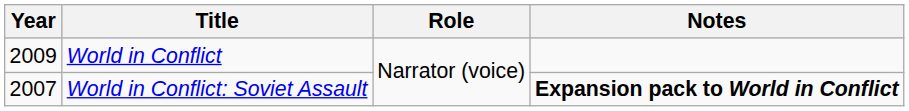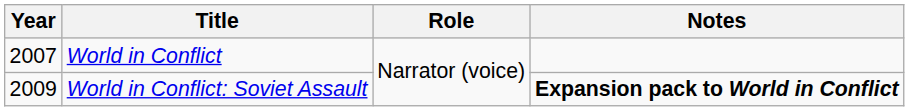(33, 55) 2009 -> (33, 55) 2007
(33, 88) 2007 -> (33, 88) 2009
